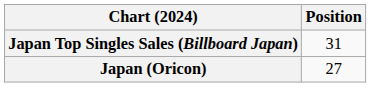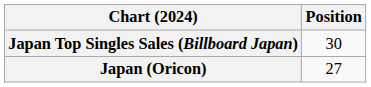(334, 43) 31 -> (334, 43) 30
